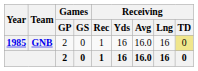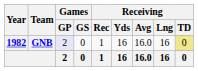(16, 43) 1985 -> (16, 43) 1982
(65, 43) no background -> (65, 43) lavender background
